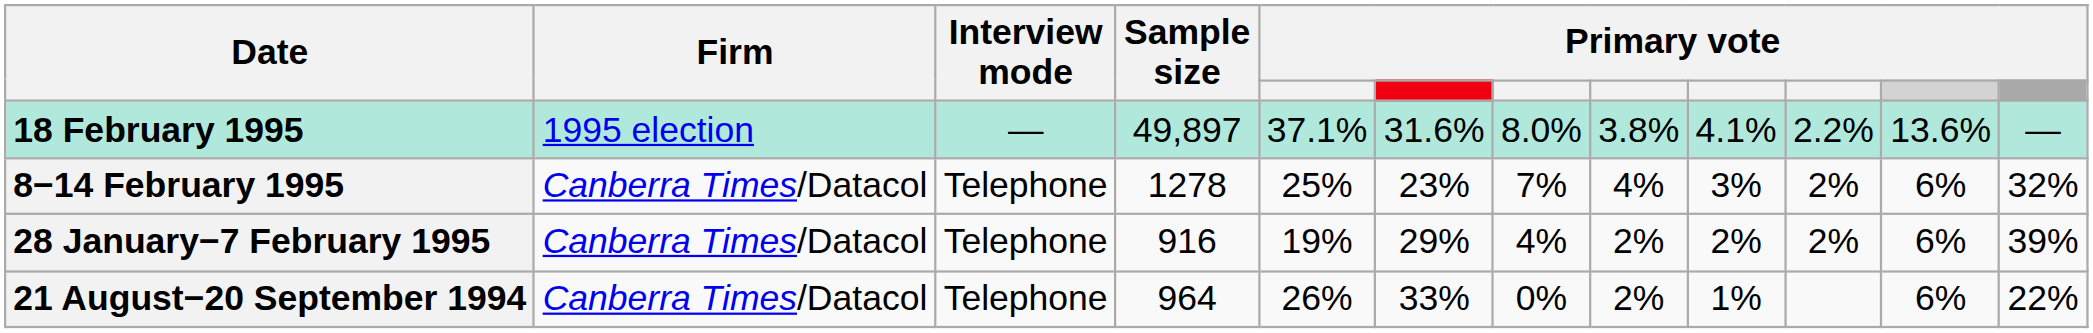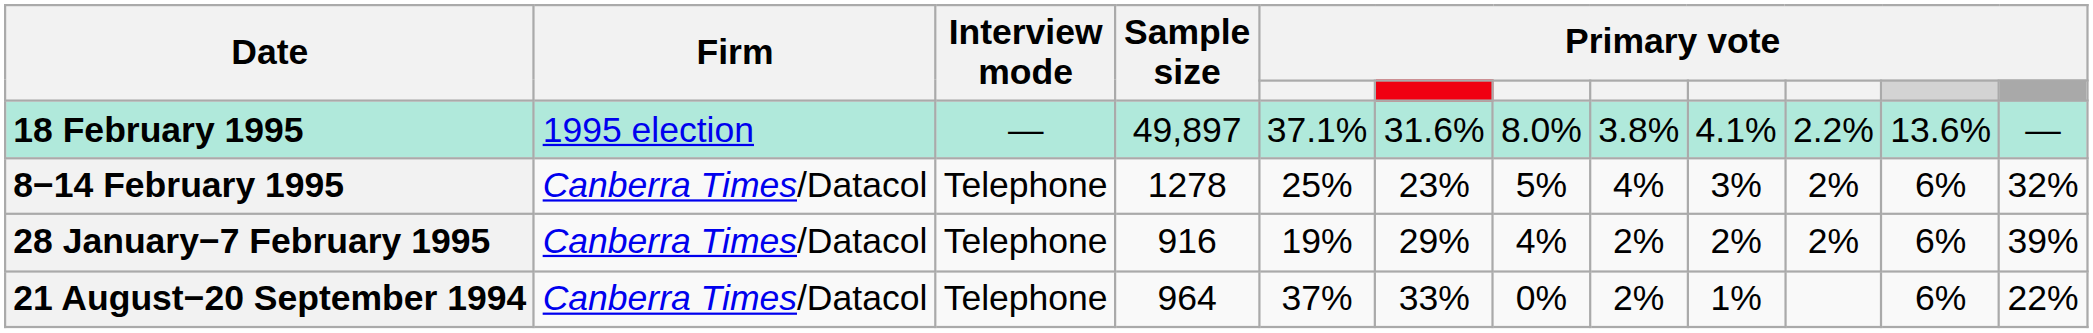(1541, 185) 7% -> (1541, 185) 5%
(1317, 297) 26% -> (1317, 297) 37%
